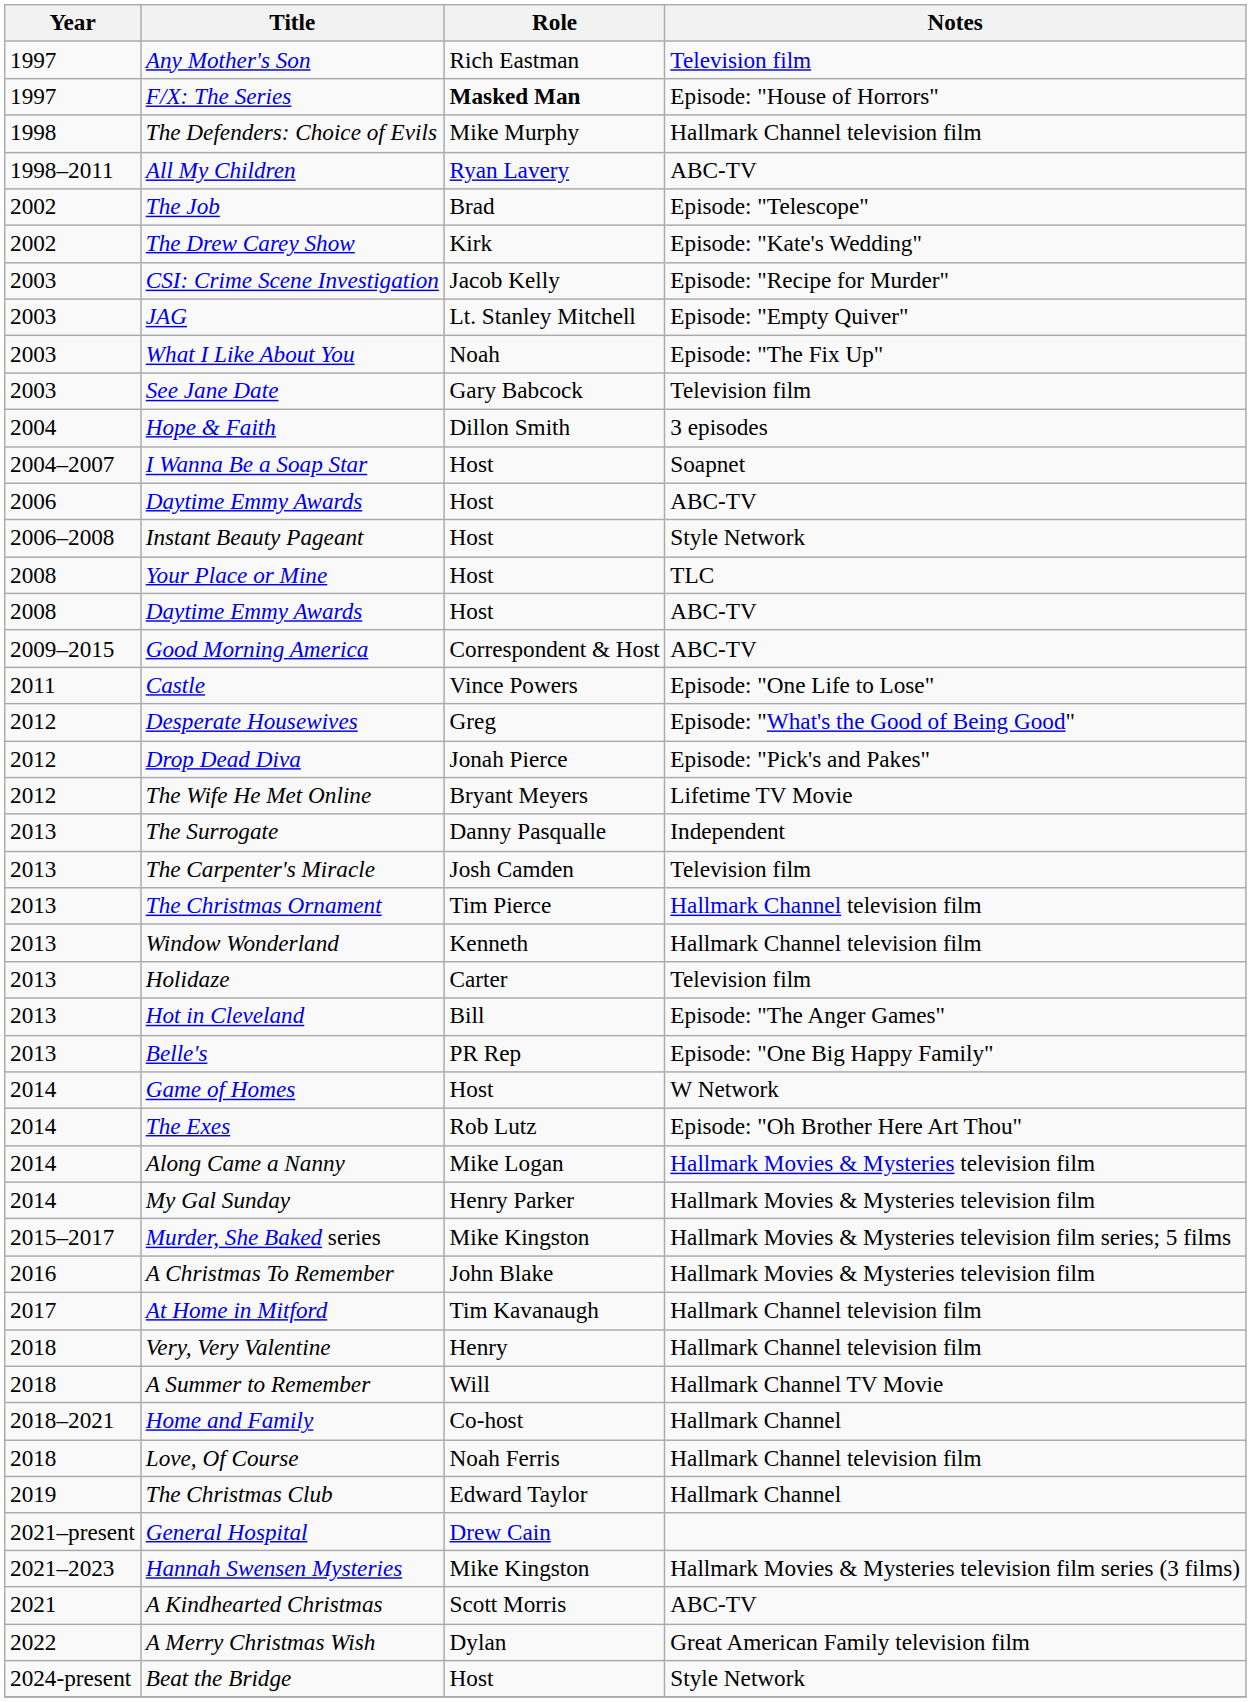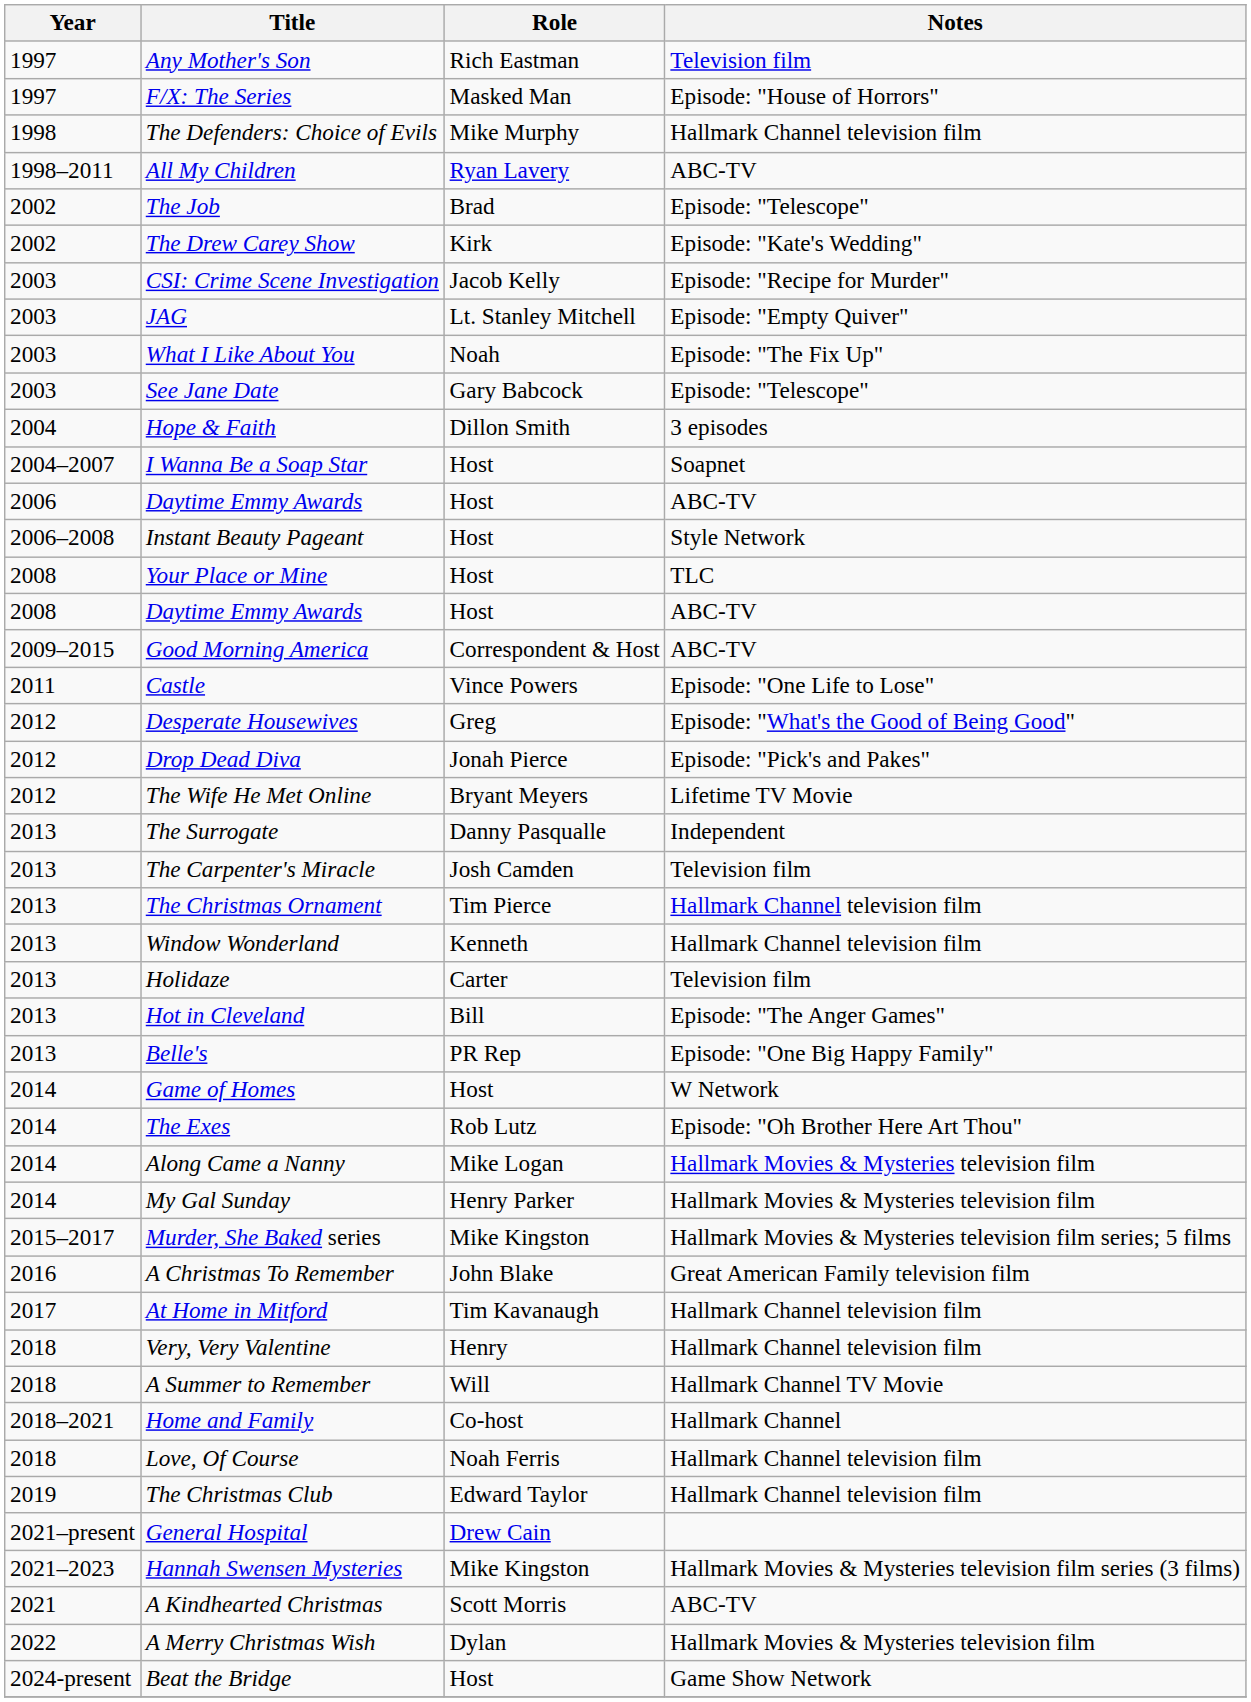(515, 96) bold -> (510, 96) normal
(741, 390) Television film -> (770, 390) Episode: "Telescope"
(883, 1273) Hallmark Movies & Mysteries television film -> (850, 1273) Great American Family television film
(756, 1494) Hallmark Channel -> (826, 1494) Hallmark Channel television film
(850, 1641) Great American Family television film -> (883, 1641) Hallmark Movies & Mysteries television film
(738, 1678) Style Network -> (771, 1678) Game Show Network
